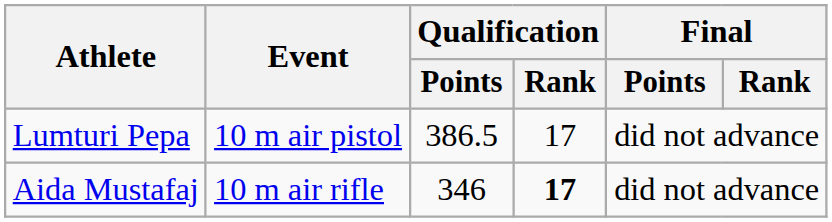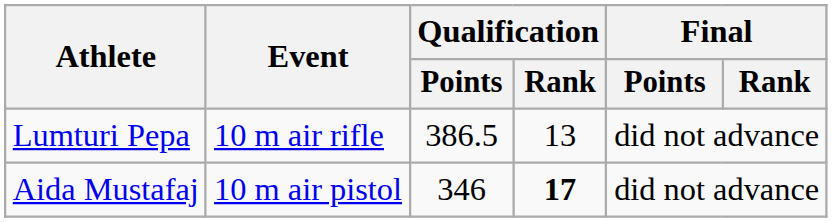(308, 135) 10 m air pistol -> (299, 135) 10 m air rifle
(560, 135) 17 -> (560, 135) 13
(299, 189) 10 m air rifle -> (308, 189) 10 m air pistol
